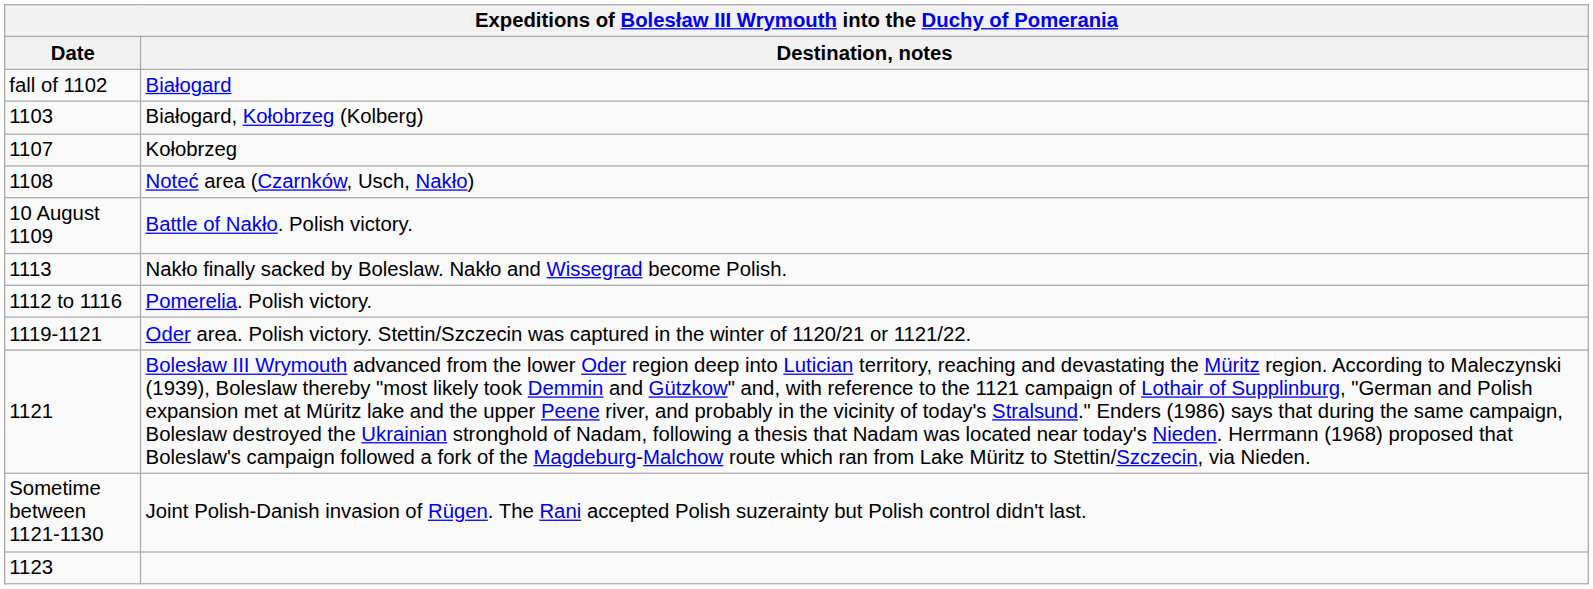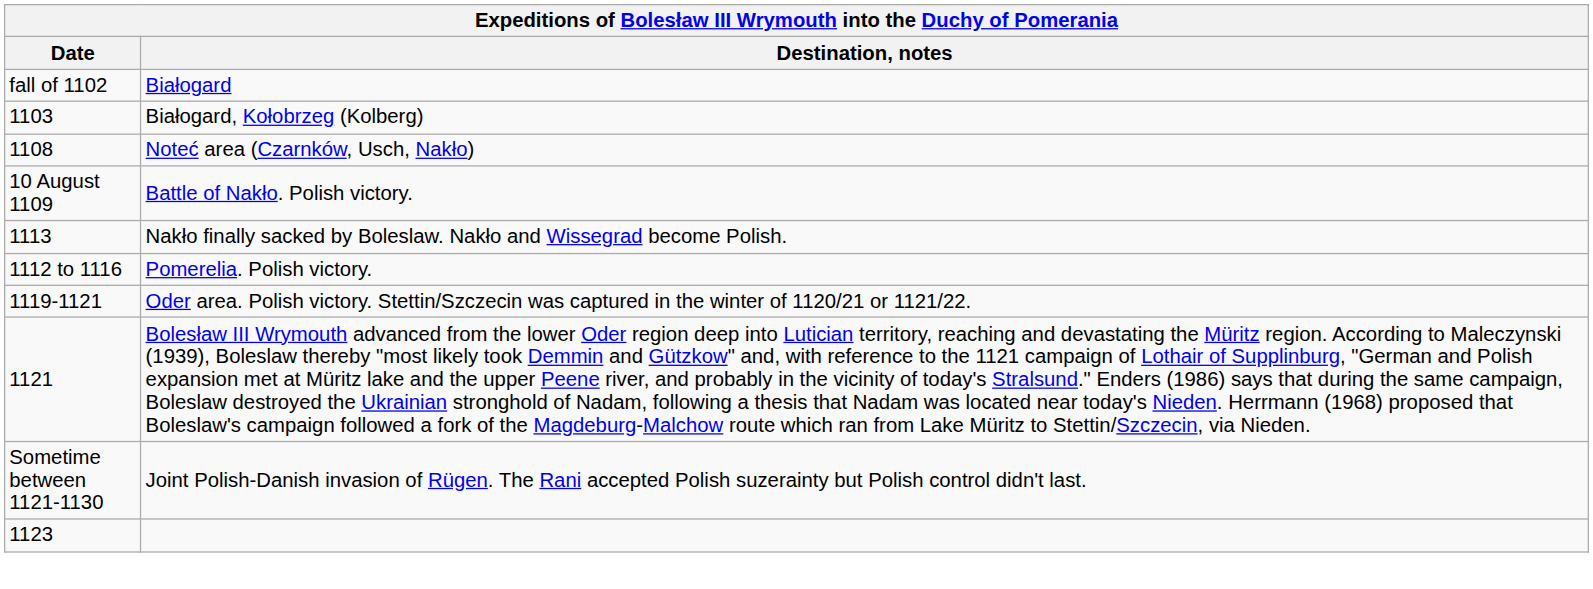- row: (191, 149)
